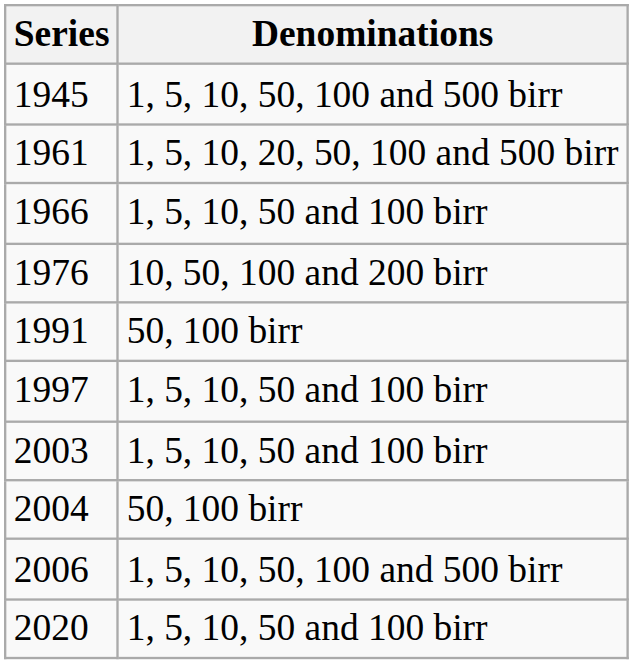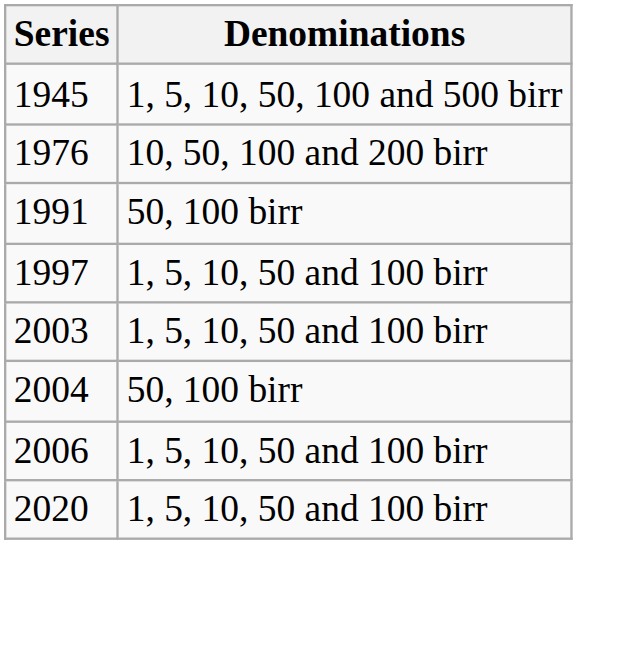- row: (51, 152)
- row: (51, 212)
(345, 568) 1, 5, 10, 50, 100 and 500 birr -> (307, 449) 1, 5, 10, 50 and 100 birr
